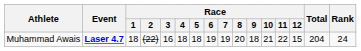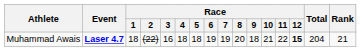(297, 40) normal -> (297, 40) bold
(343, 40) 24 -> (343, 40) 21
